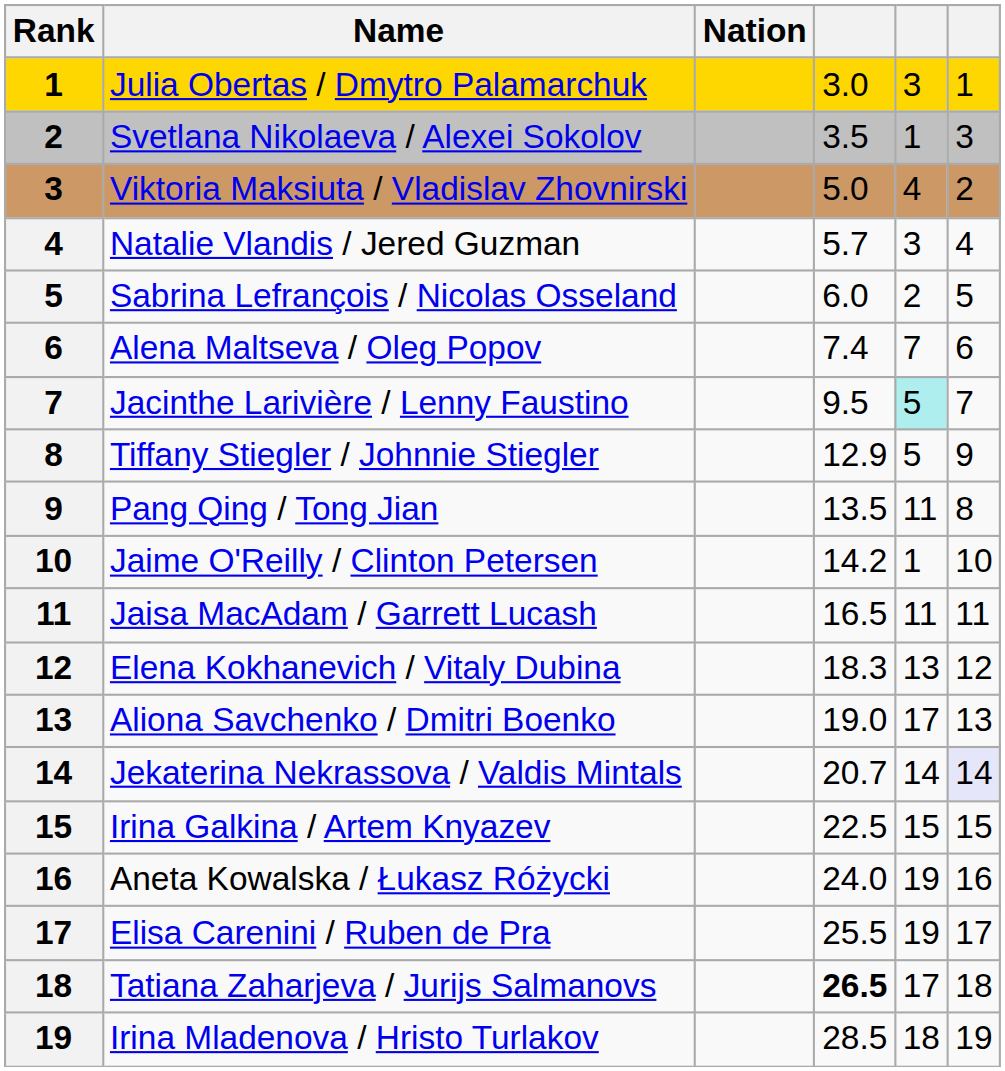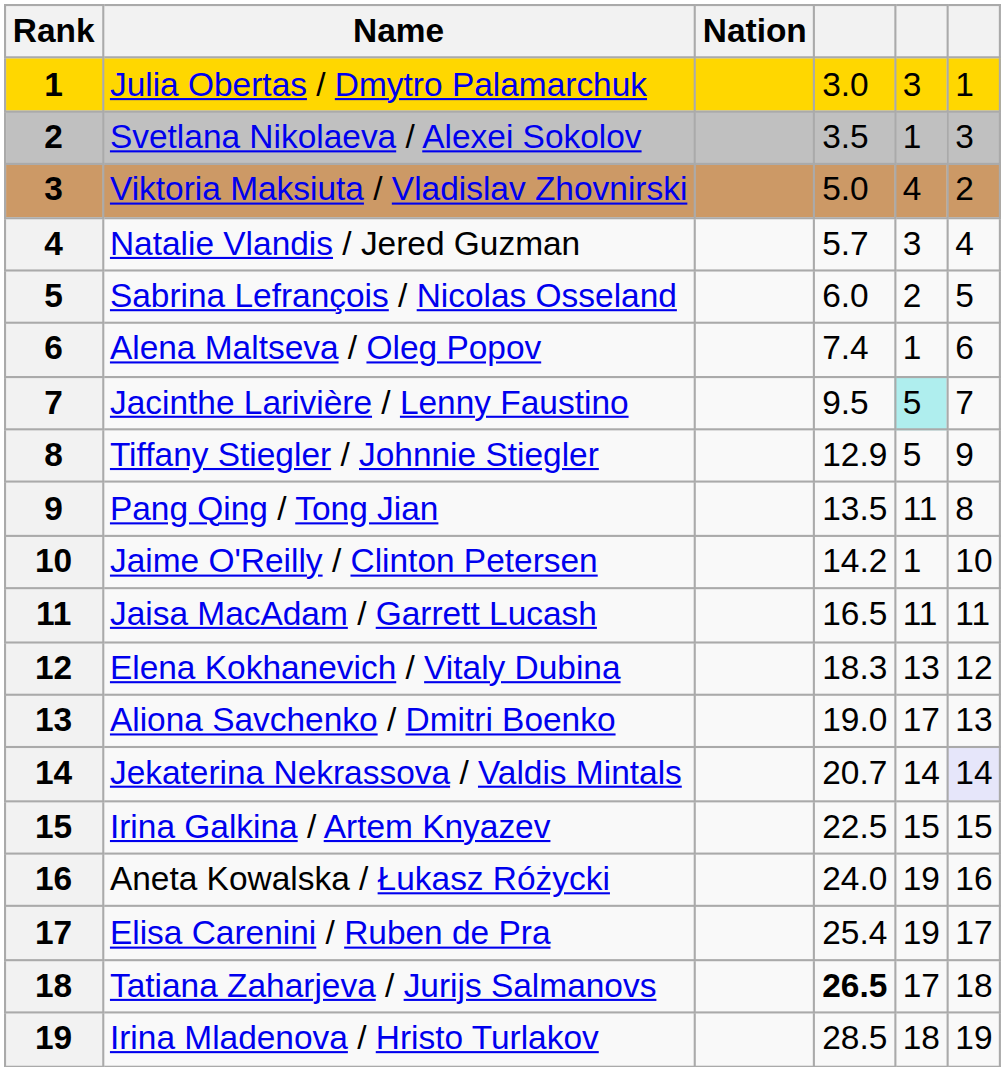(912, 349) 7 -> (912, 349) 1
(855, 932) 25.5 -> (855, 932) 25.4
